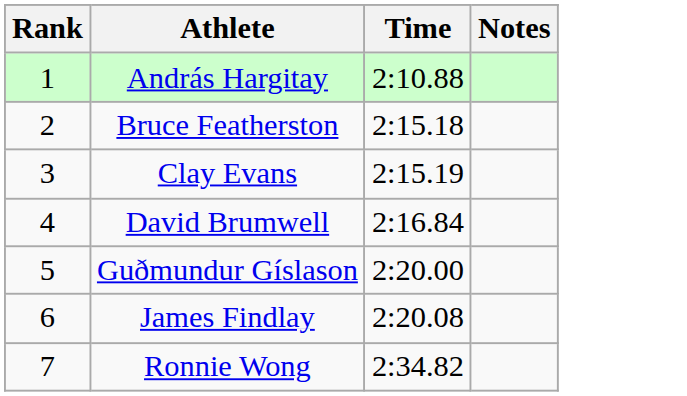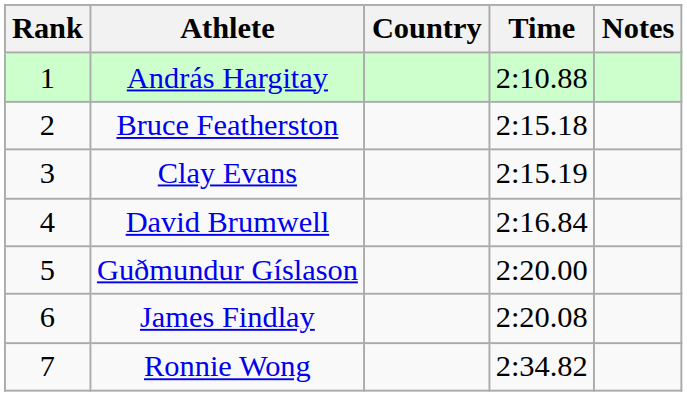+ column: (427, 28)
